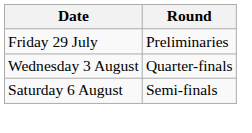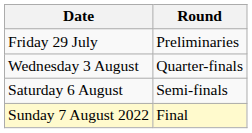+ row: (79, 115)
